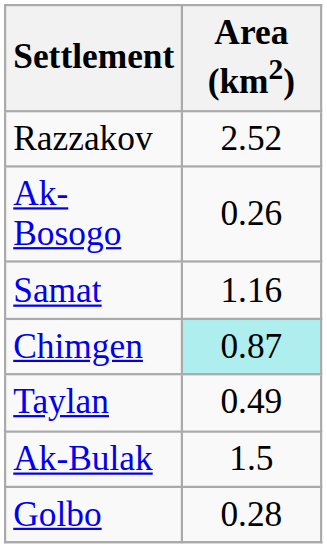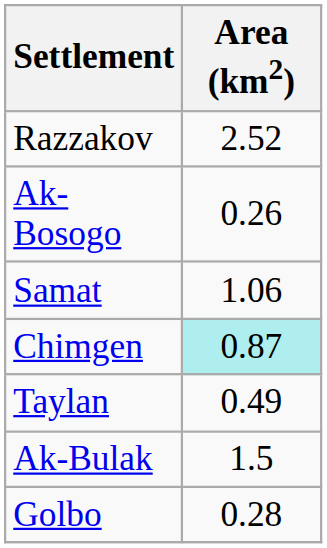(251, 289) 1.16 -> (251, 289) 1.06
